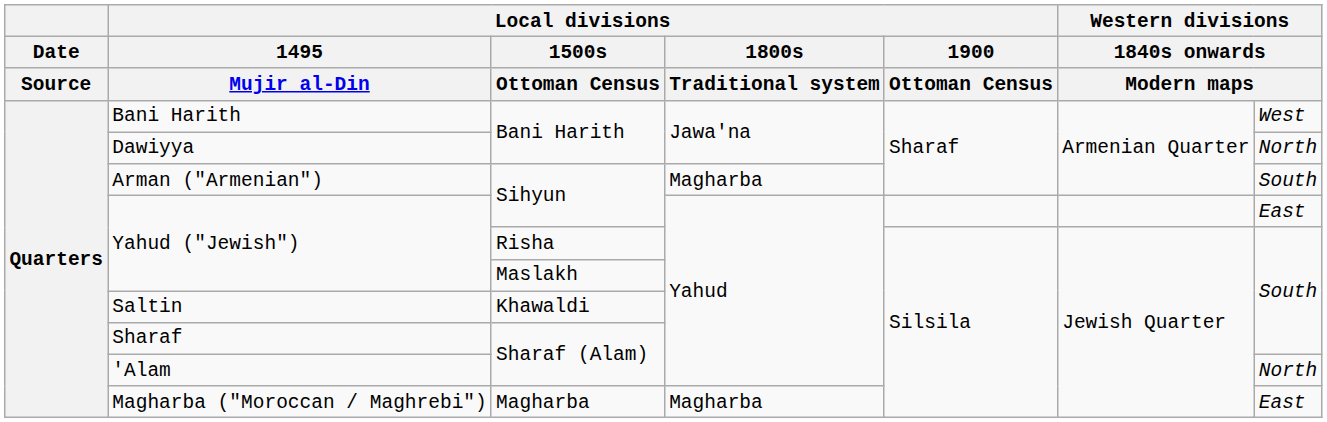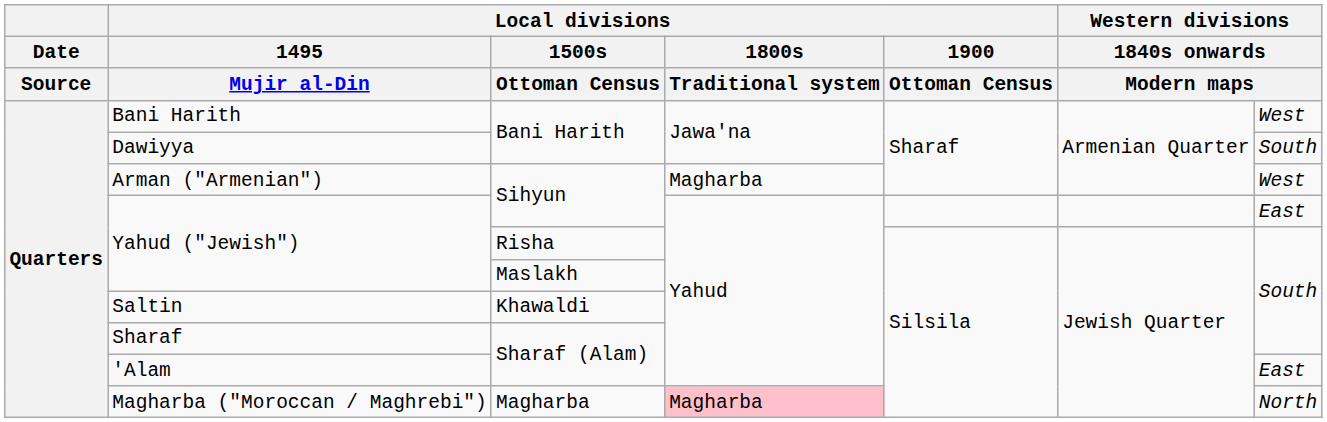(1288, 148) North -> (1288, 148) South
(1288, 180) South -> (1282, 180) West
(1288, 370) North -> (1282, 370) East
(716, 402) no background -> (716, 402) pink background
(1282, 402) East -> (1288, 402) North
